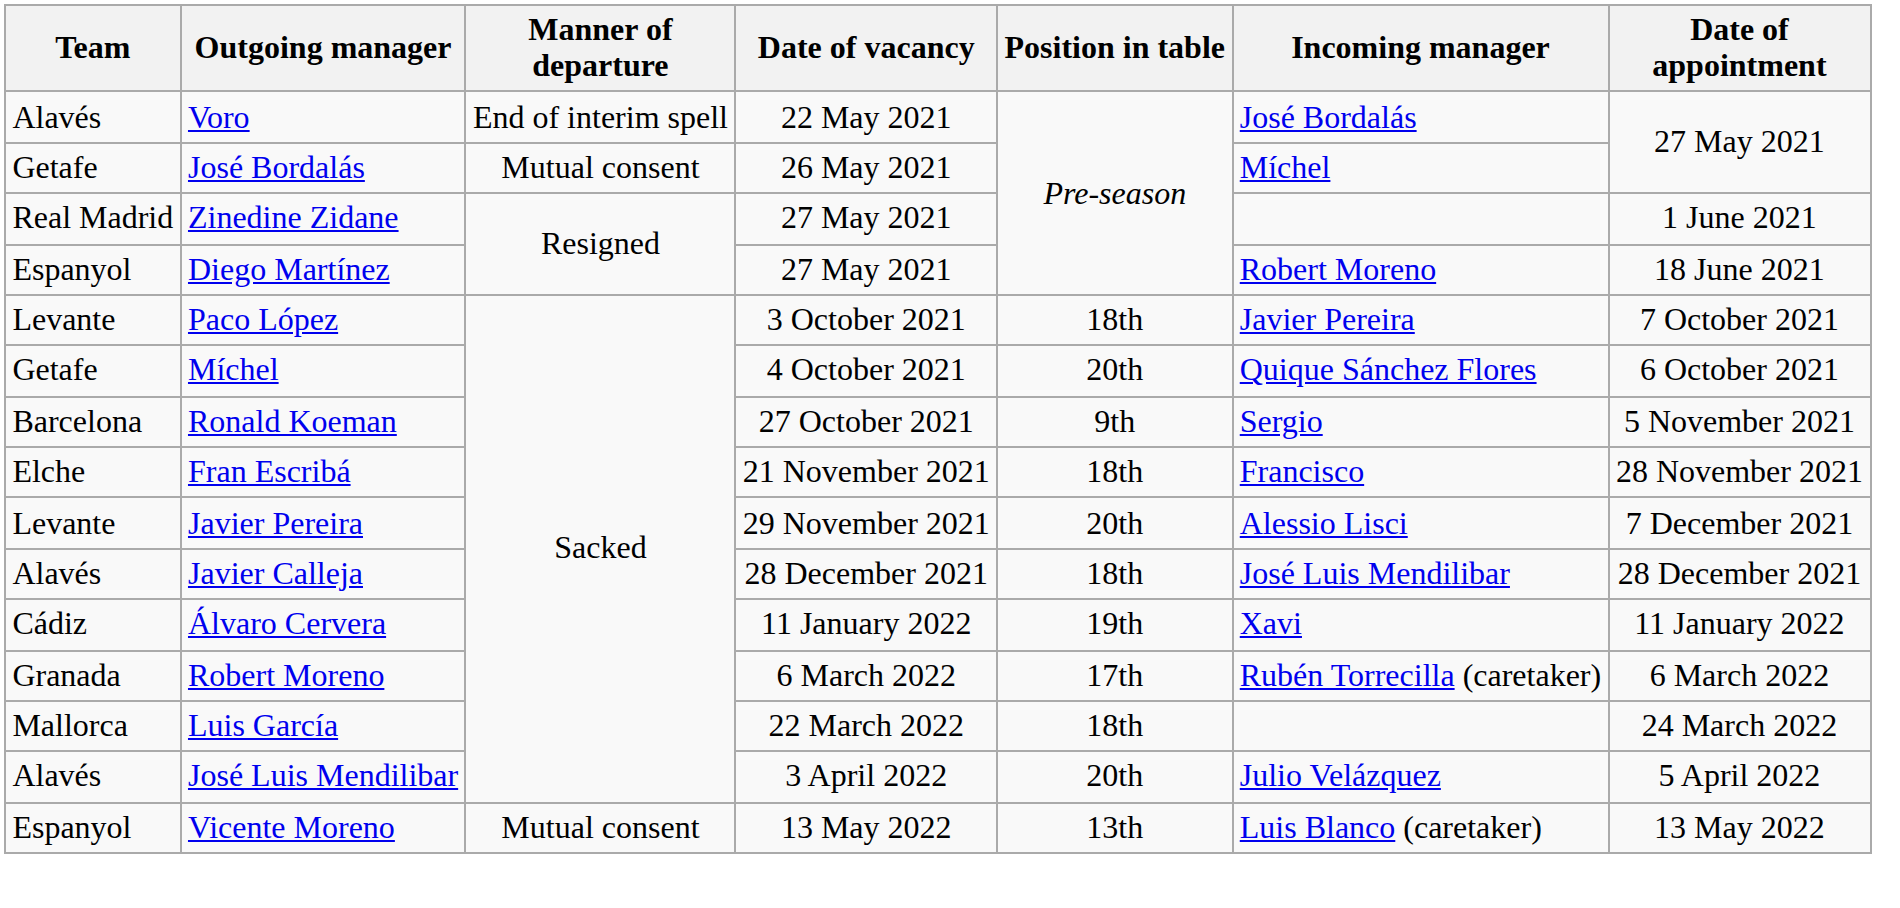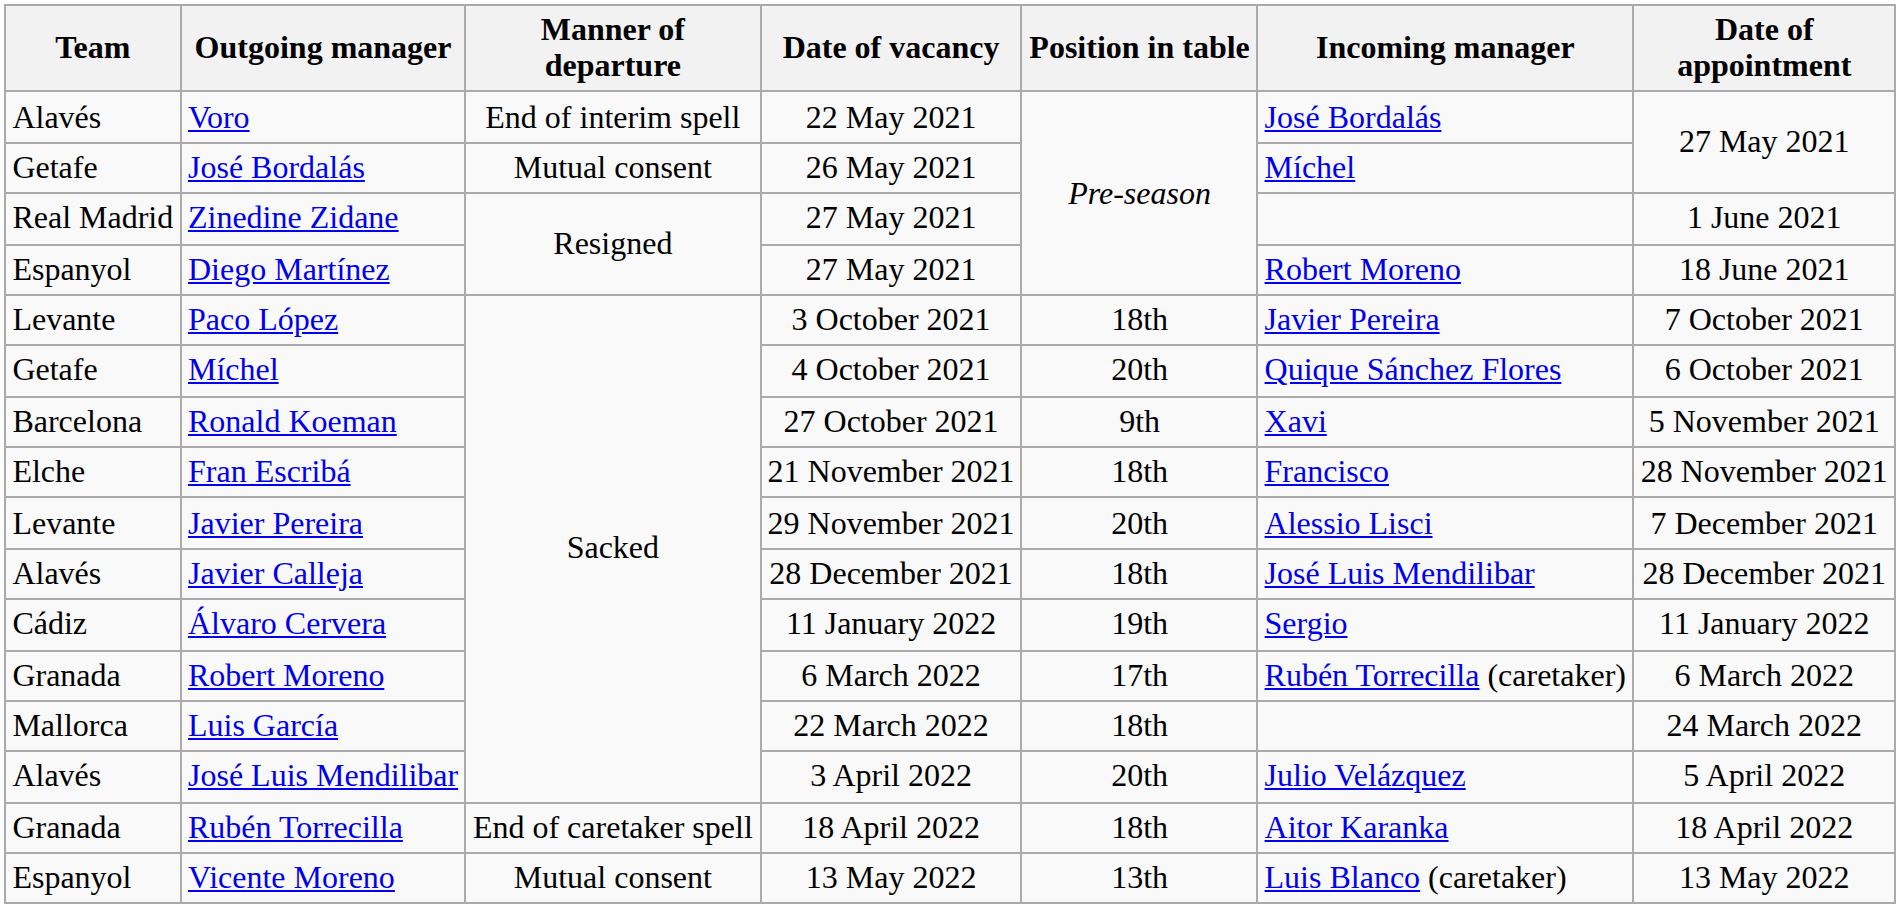(1281, 421) Sergio -> (1296, 421) Xavi
(1271, 624) Xavi -> (1306, 624) Sergio
+ row: (295, 827)
